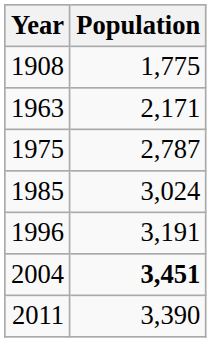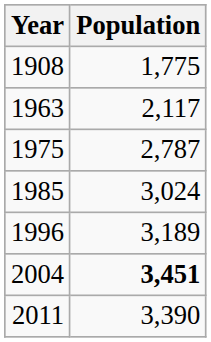(170, 108) 2,171 -> (171, 108) 2,117
(170, 232) 3,191 -> (170, 232) 3,189
